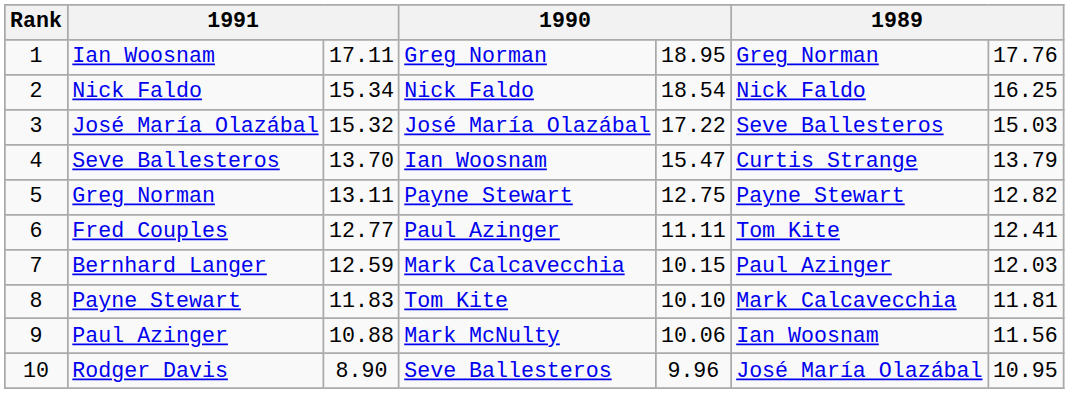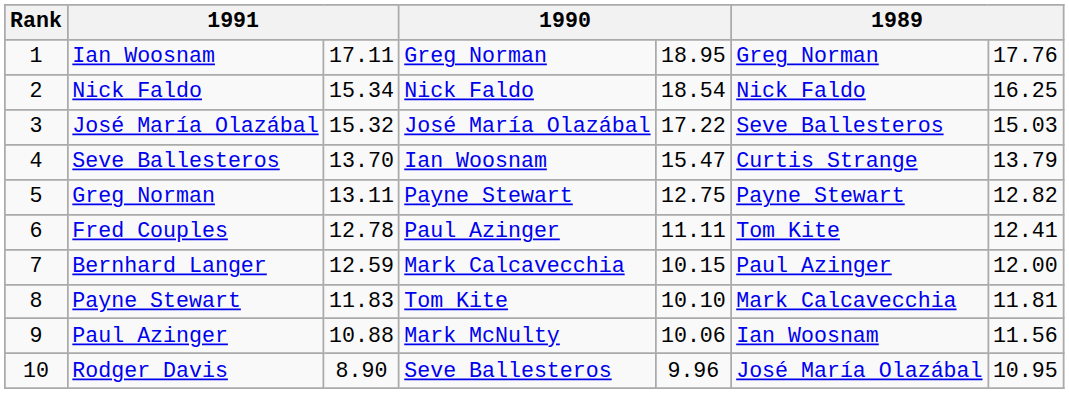(361, 232) 12.77 -> (361, 232) 12.78
(1025, 267) 12.03 -> (1025, 267) 12.00
